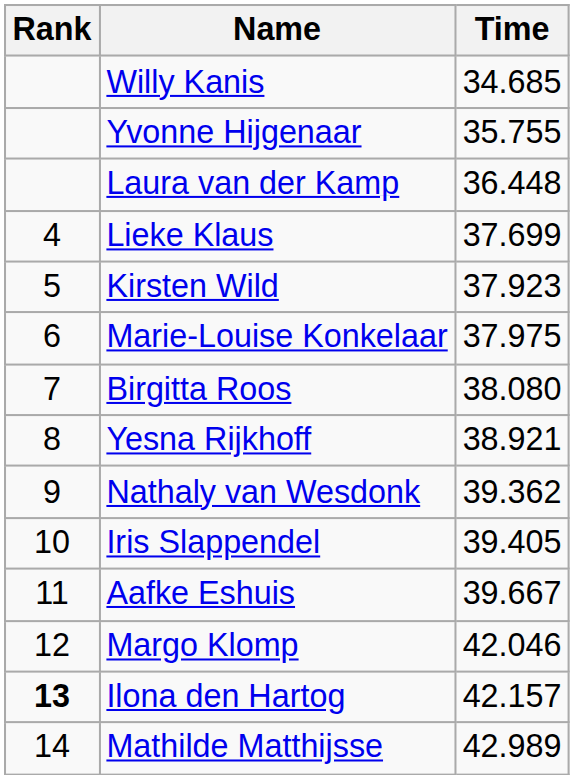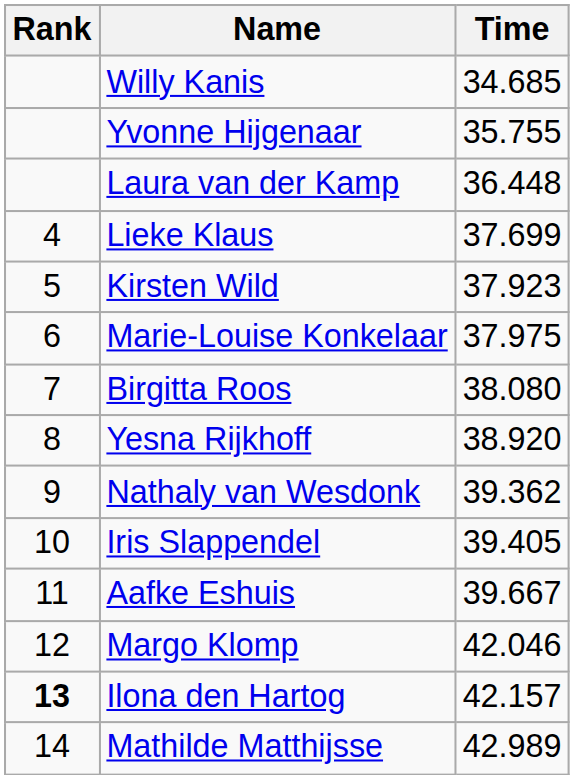(512, 440) 38.921 -> (512, 440) 38.920
